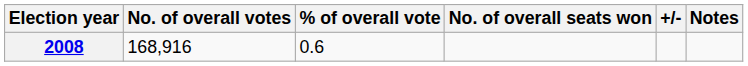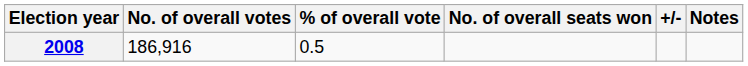(160, 46) 168,916 -> (160, 46) 186,916
(312, 46) 0.6 -> (312, 46) 0.5
